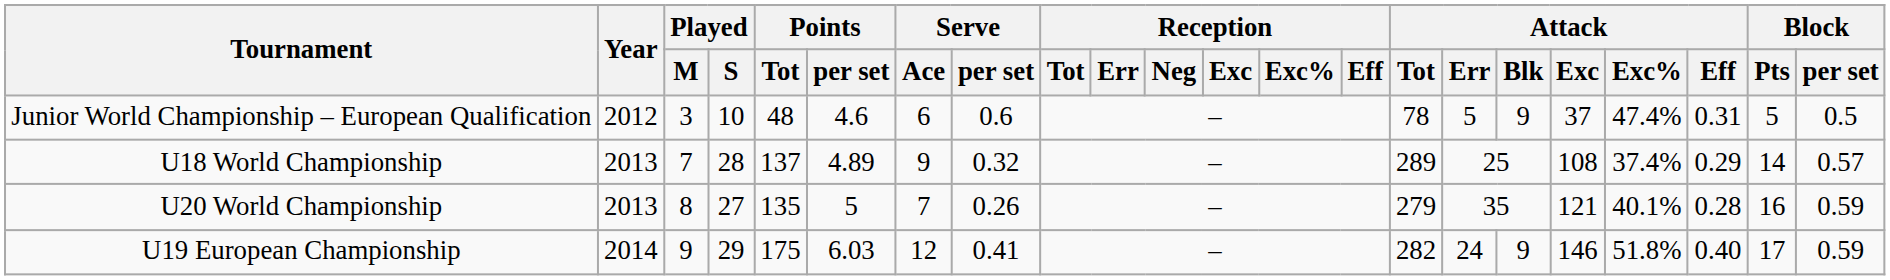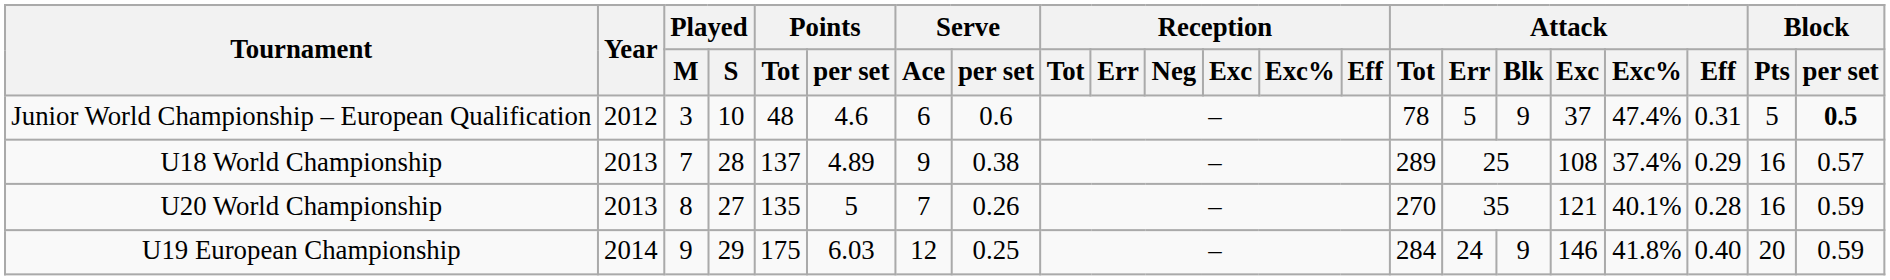(1841, 116) normal -> (1841, 116) bold
(996, 161) 0.32 -> (996, 161) 0.38
(1772, 161) 14 -> (1772, 161) 16
(1416, 206) 279 -> (1416, 206) 270
(996, 251) 0.41 -> (996, 251) 0.25
(1416, 251) 282 -> (1416, 251) 284
(1647, 251) 51.8% -> (1647, 251) 41.8%
(1772, 251) 17 -> (1772, 251) 20
